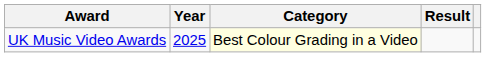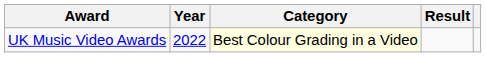(190, 39) 2025 -> (190, 39) 2022
